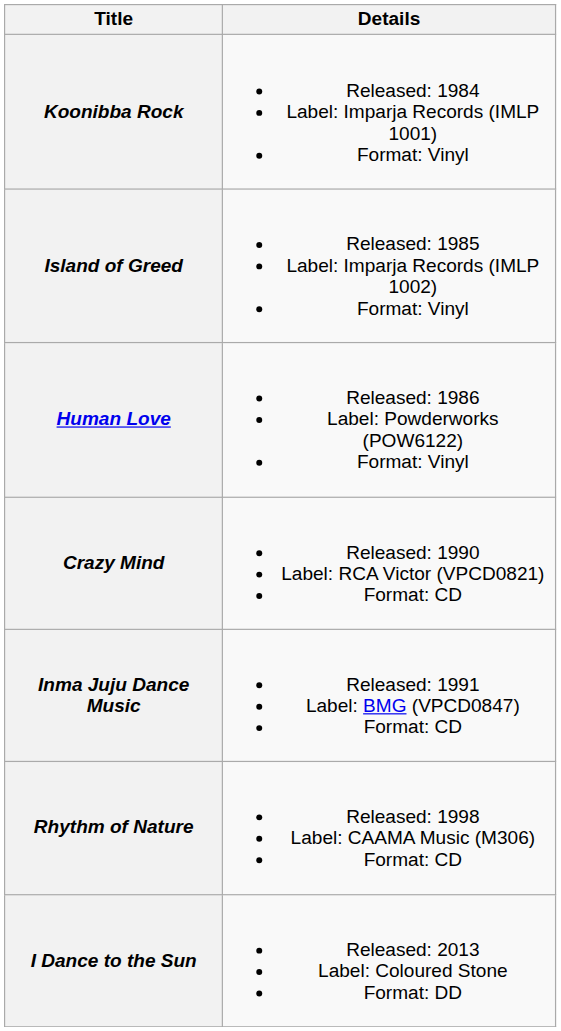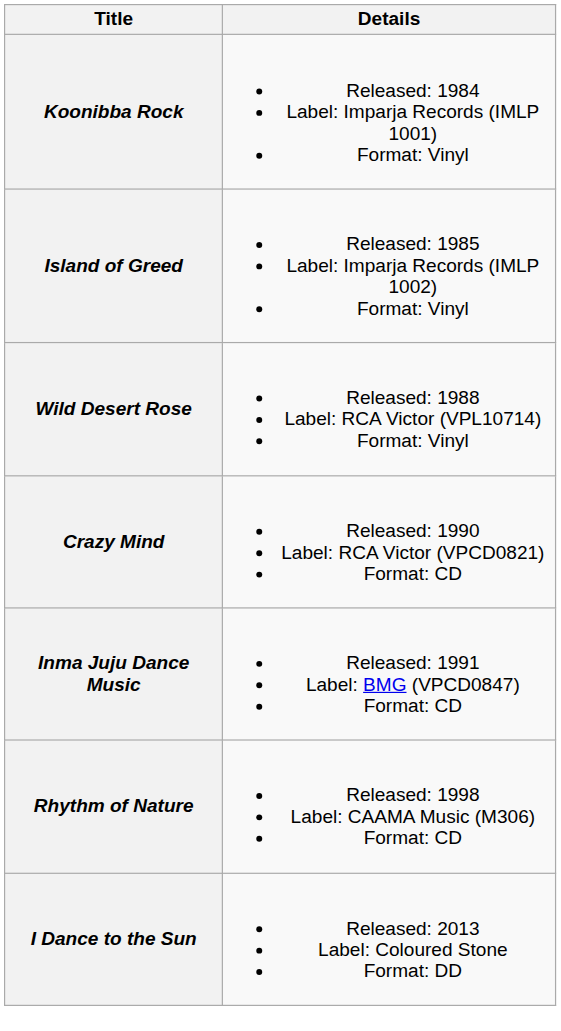- row: (114, 419)
+ row: (114, 408)
